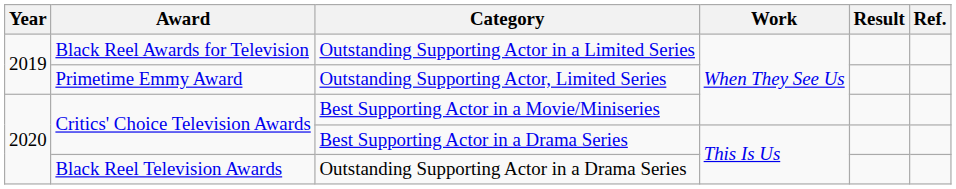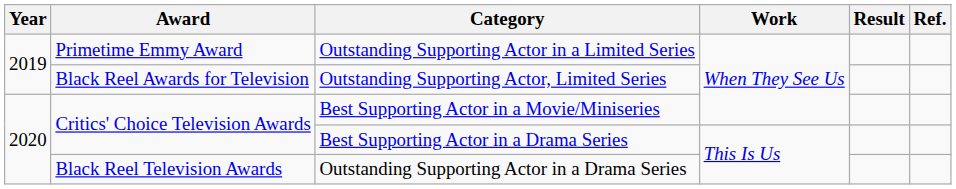(182, 49) Black Reel Awards for Television -> (149, 49) Primetime Emmy Award
(149, 79) Primetime Emmy Award -> (182, 79) Black Reel Awards for Television
